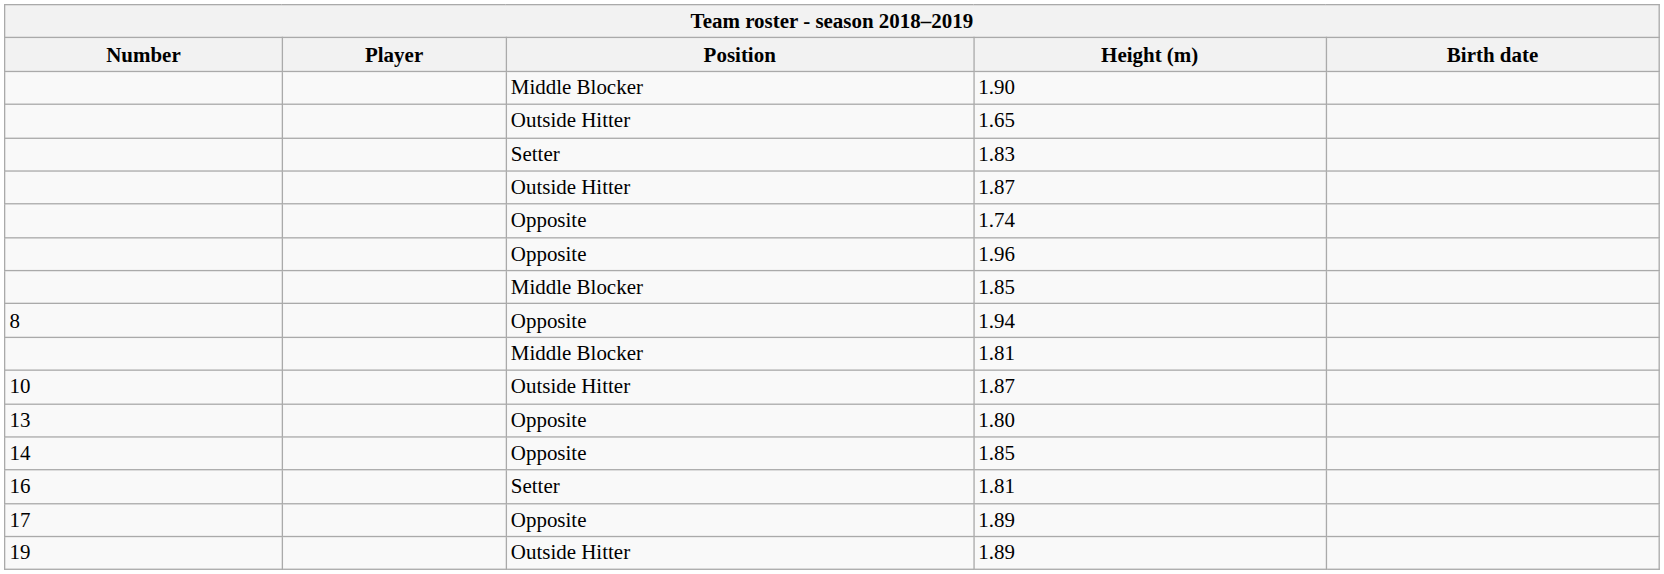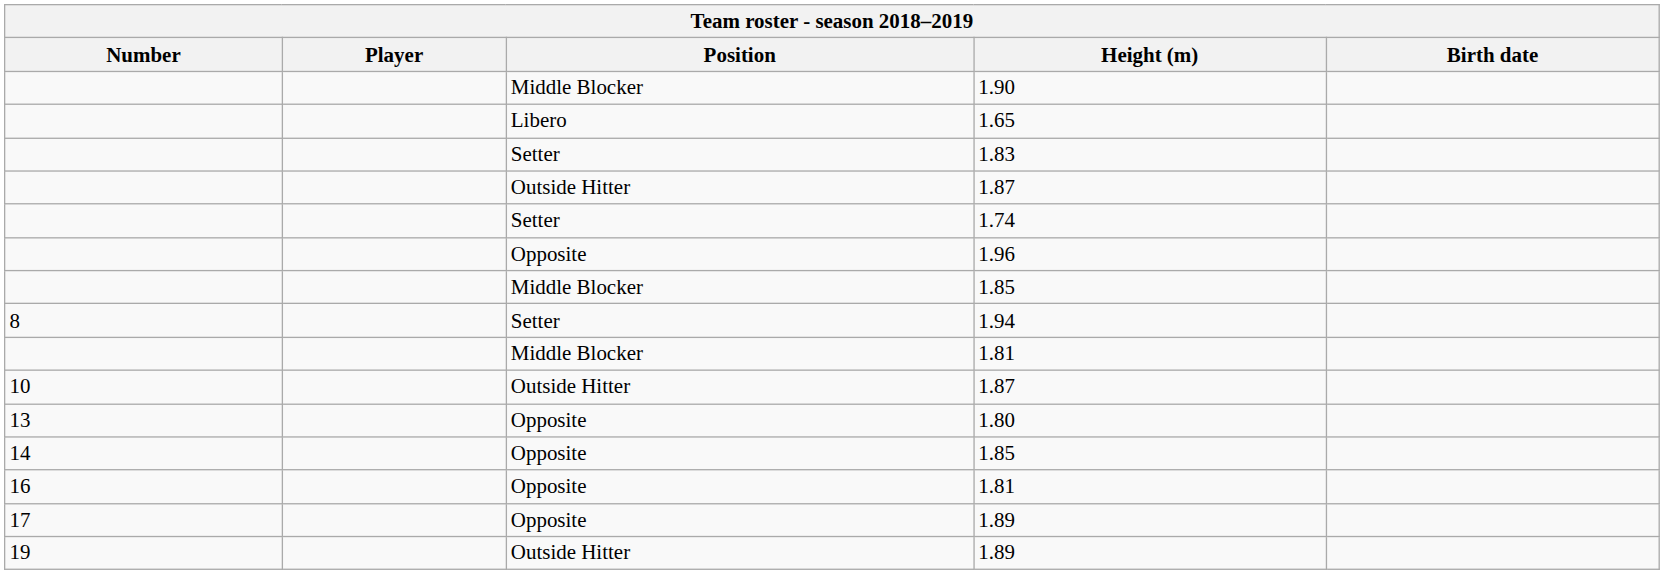(570, 120) Outside Hitter -> (539, 120) Libero
(549, 220) Opposite -> (535, 220) Setter
(549, 320) Opposite -> (535, 320) Setter
(535, 486) Setter -> (549, 486) Opposite
